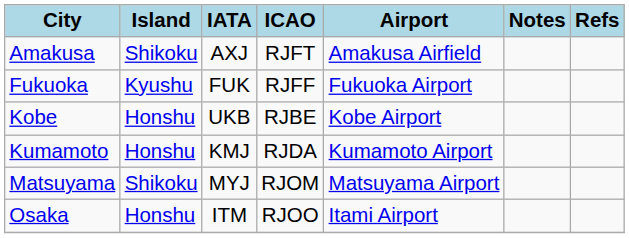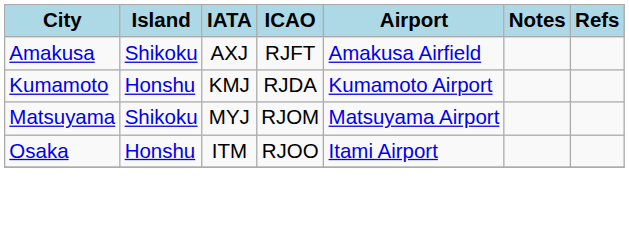- row: (49, 85)
- row: (33, 118)
